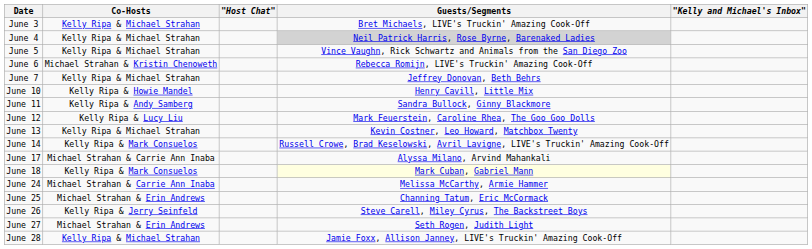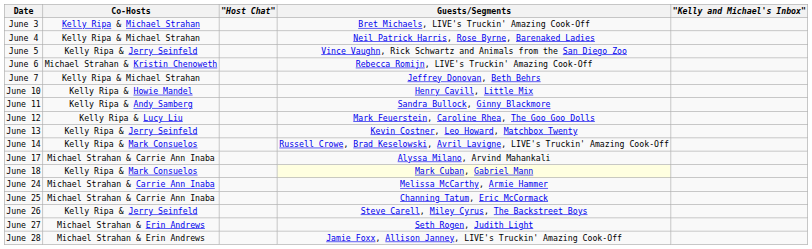(474, 38) lightgrey background -> (474, 38) no background
(131, 51) Kelly Ripa & Michael Strahan -> (131, 51) Kelly Ripa & Jerry Seinfeld
(131, 131) Kelly Ripa & Michael Strahan -> (131, 131) Kelly Ripa & Jerry Seinfeld
(131, 198) Michael Strahan & Erin Andrews -> (131, 198) Michael Strahan & Carrie Ann Inaba
(131, 238) Kelly Ripa & Michael Strahan -> (131, 238) Michael Strahan & Erin Andrews
